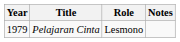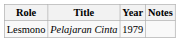columns swapped: (17, 12) <-> (124, 12)
